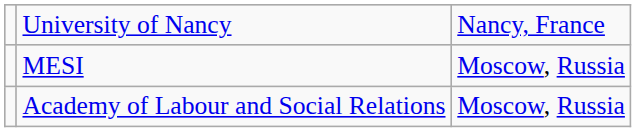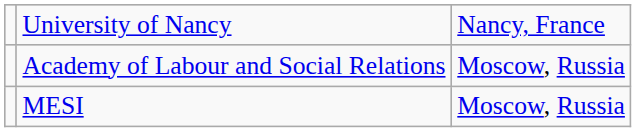rows swapped: (53, 65) <-> (234, 106)
